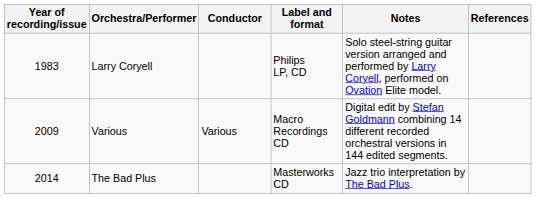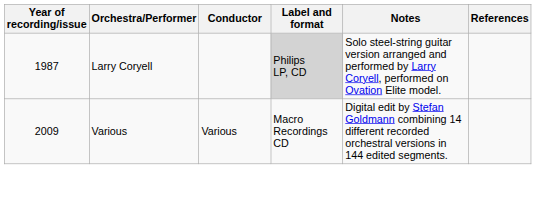(47, 66) 1983 -> (47, 66) 1987
(290, 66) no background -> (290, 66) lightgrey background
- row: (124, 178)
